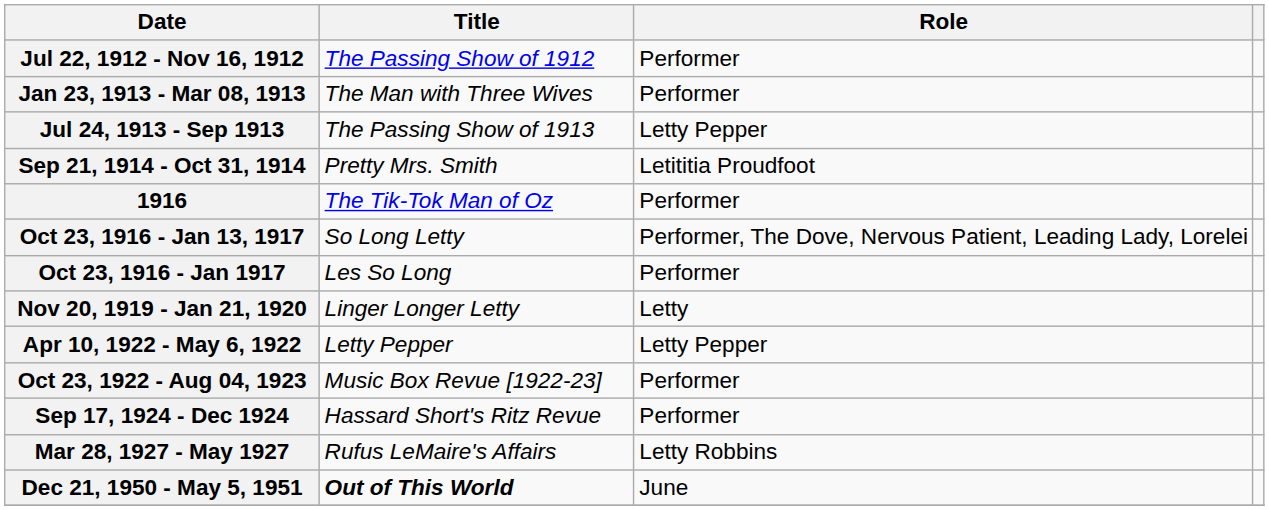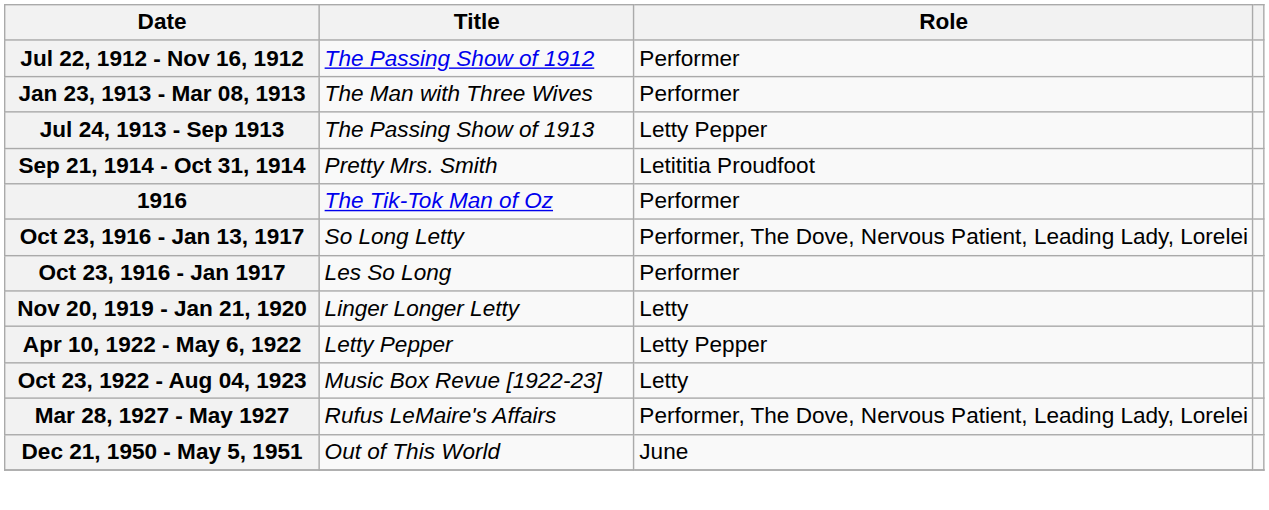(689, 380) Performer -> (664, 380) Letty
- row: (162, 415)
(708, 451) Letty Robbins -> (944, 415) Performer, The Dove, Nervous Patient, Leading Lady, Lorelei
(419, 487) bold -> (412, 451) normal
